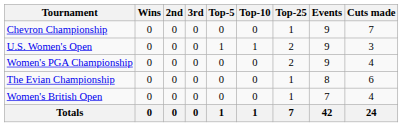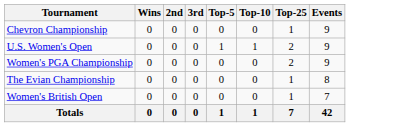- column: (371, 12)
